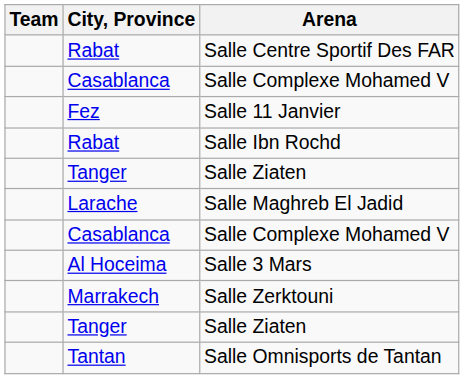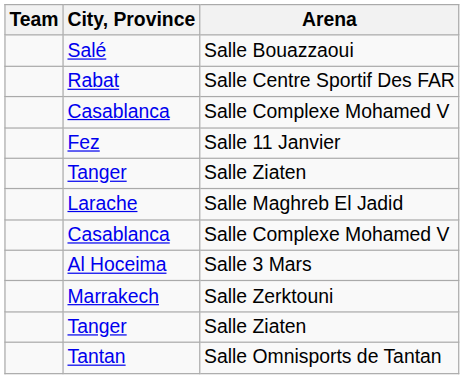+ row: (87, 50)
- row: (93, 142)
